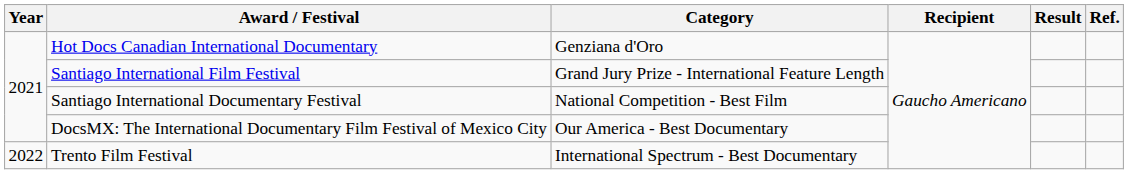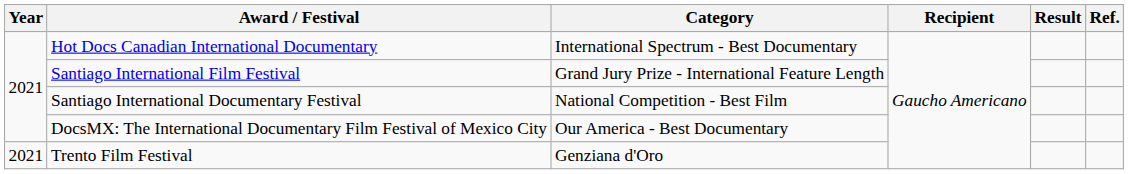(609, 45) Genziana d'Oro -> (706, 45) International Spectrum - Best Documentary
(26, 155) 2022 -> (26, 155) 2021
(706, 155) International Spectrum - Best Documentary -> (609, 155) Genziana d'Oro
